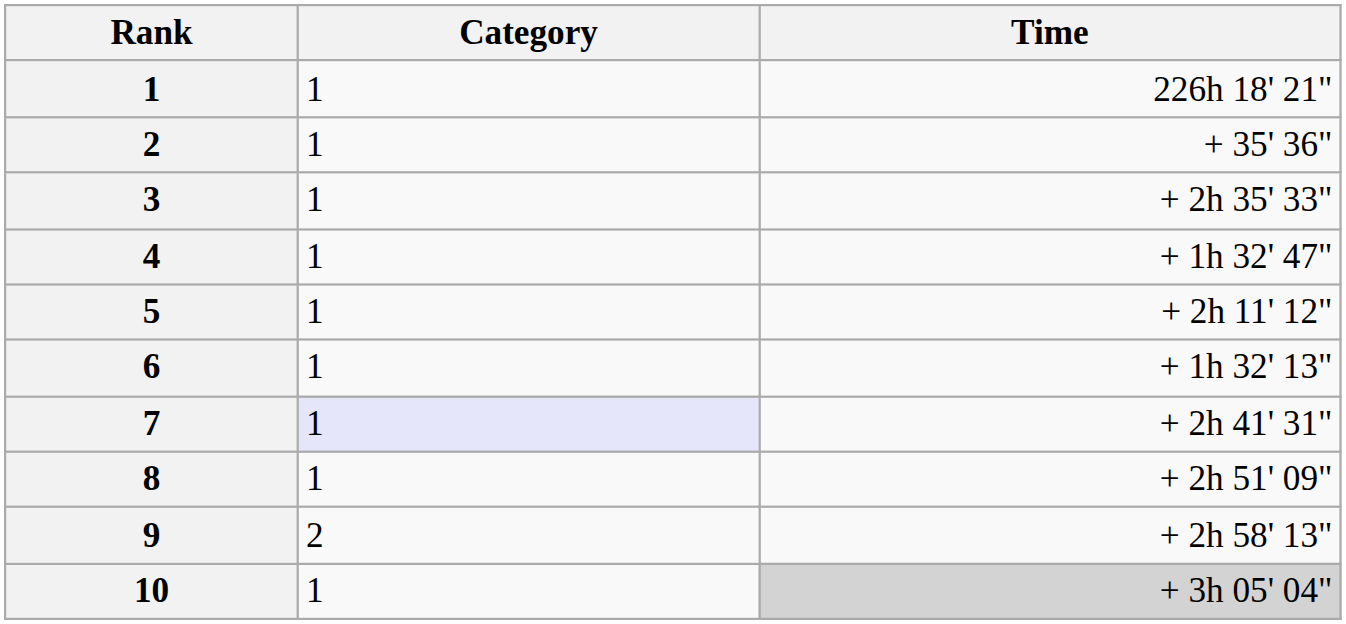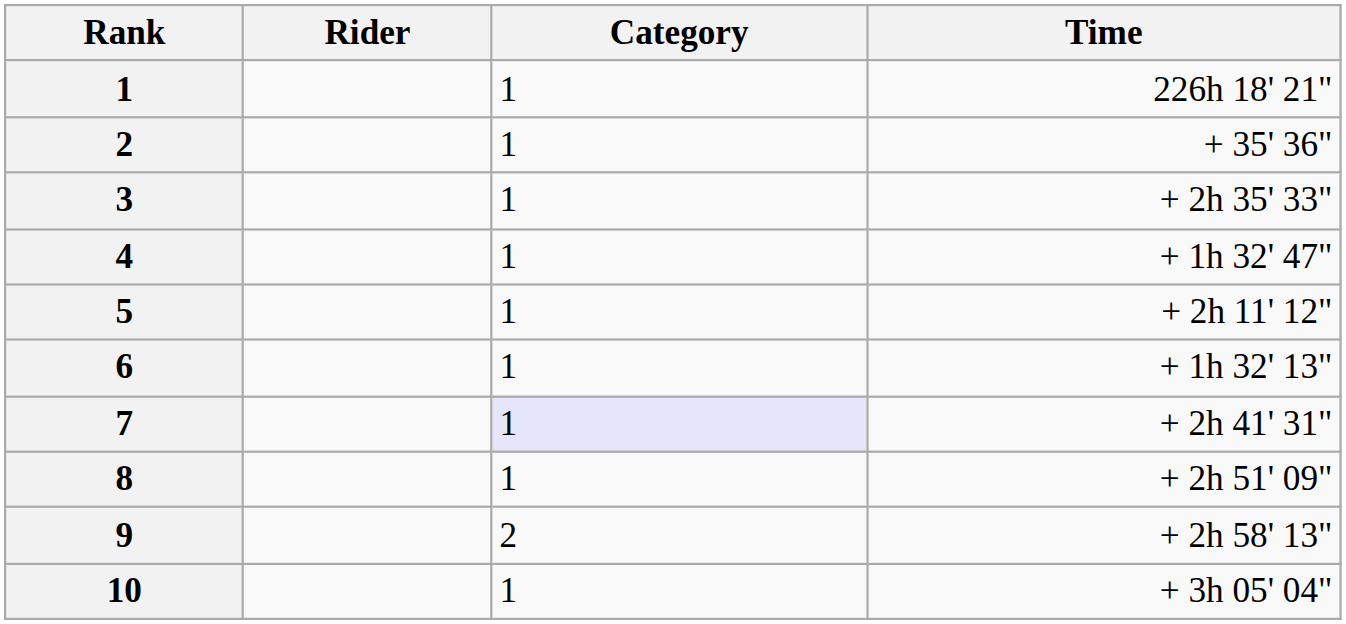+ column: (367, 32)
(1246, 590) lightgrey background -> (1246, 590) no background
